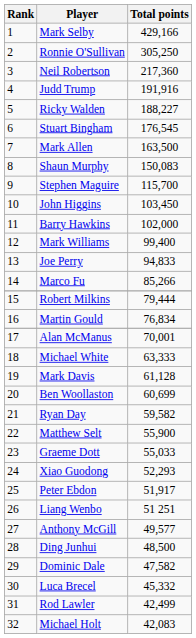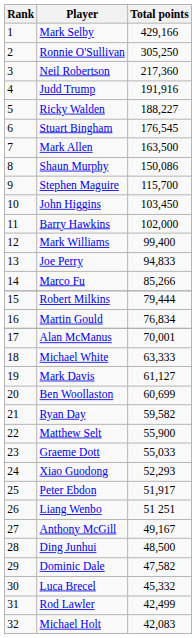(159, 166) 150,083 -> (159, 166) 150,086
(159, 375) 61,128 -> (159, 375) 61,127
(159, 528) 49,577 -> (159, 528) 49,167
